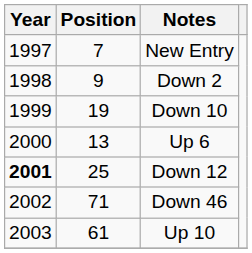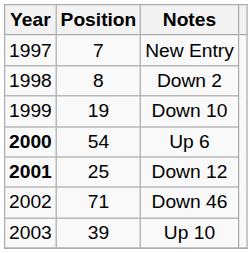(98, 80) 9 -> (98, 80) 8
(30, 141) normal -> (30, 141) bold
(98, 141) 13 -> (98, 141) 54
(98, 232) 61 -> (98, 232) 39
